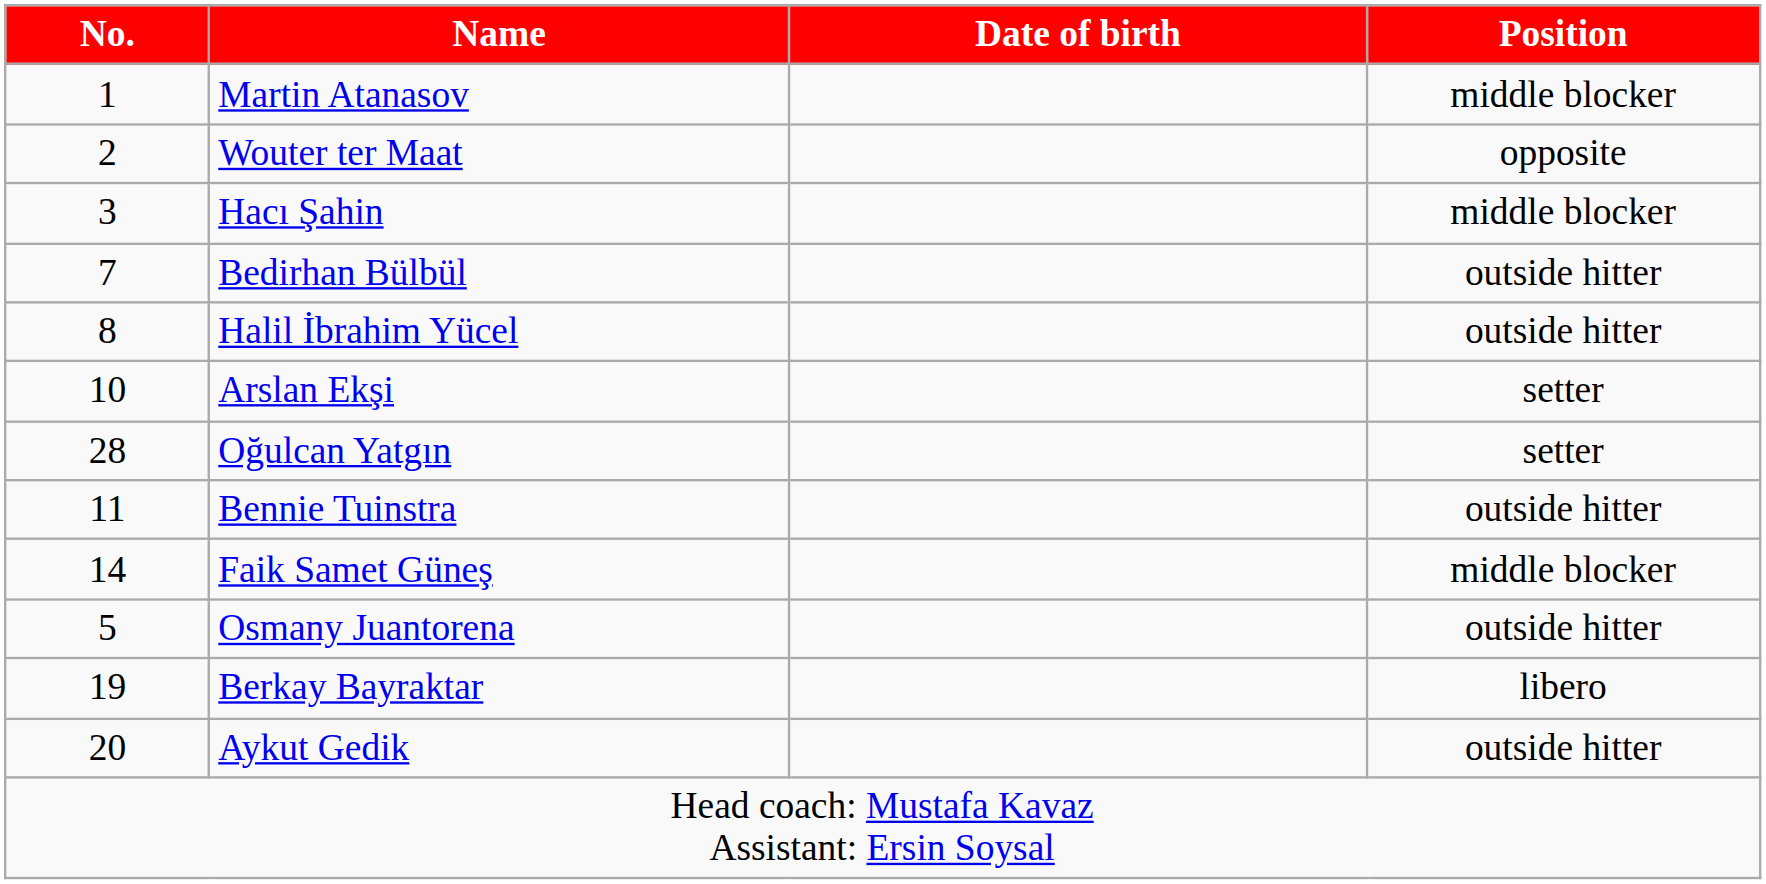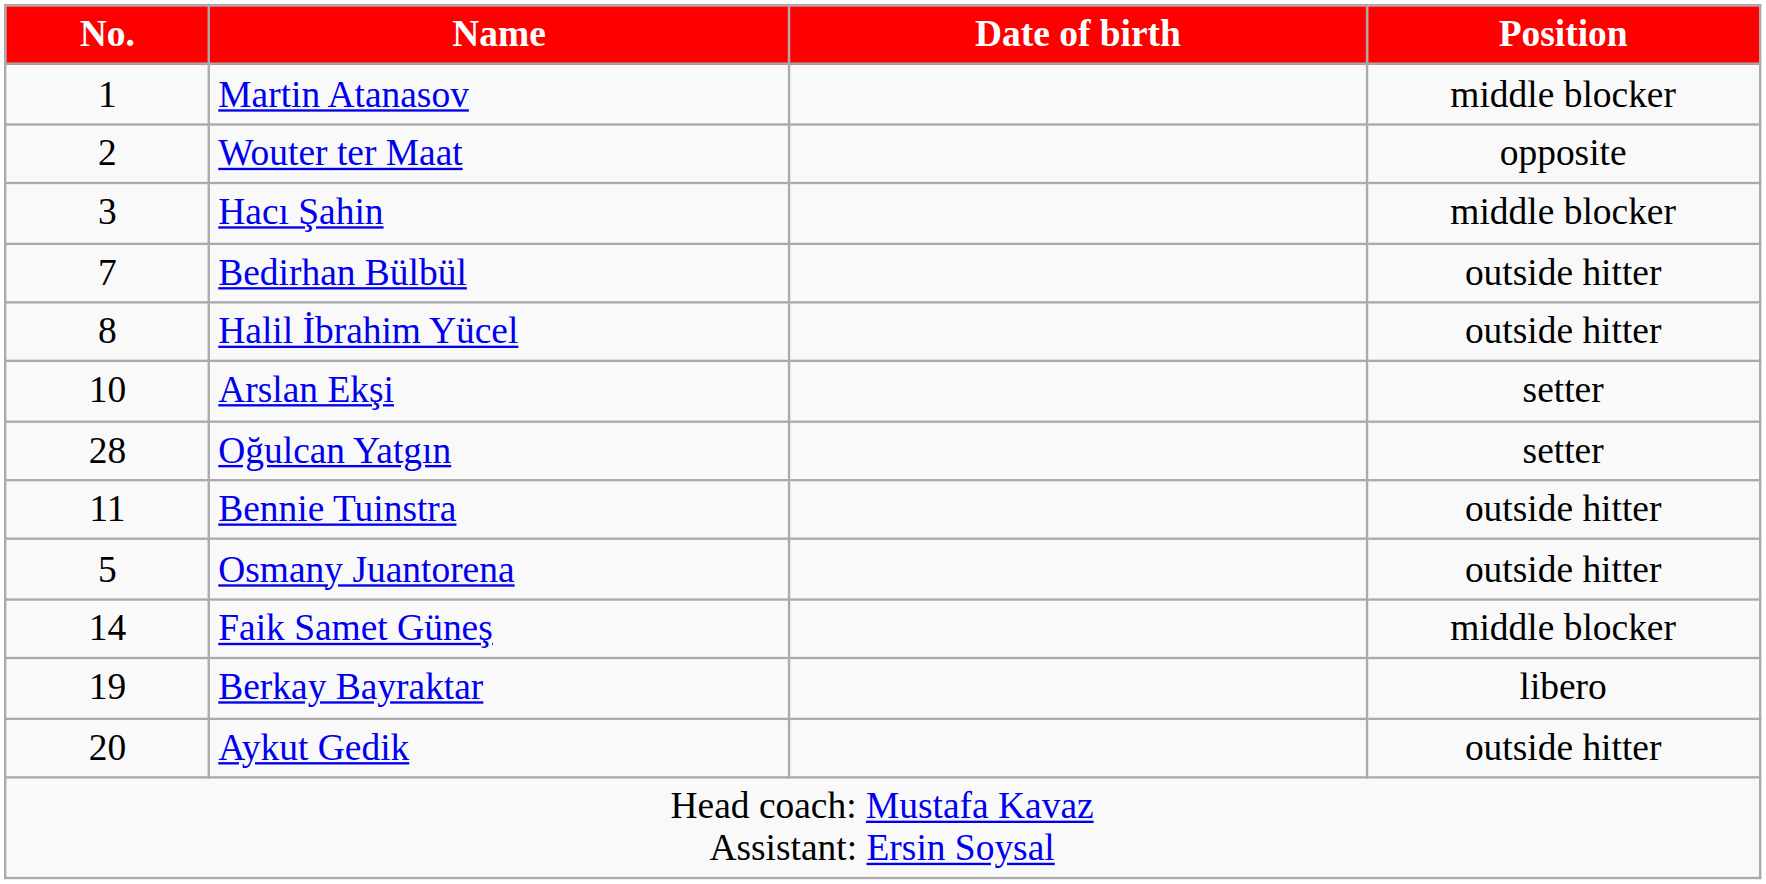rows swapped: (356, 568) <-> (366, 627)
